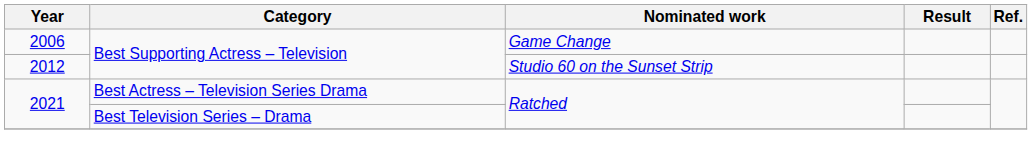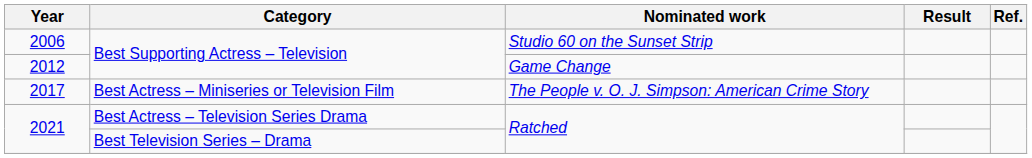(560, 41) Game Change -> (611, 41) Studio 60 on the Sunset Strip
(611, 66) Studio 60 on the Sunset Strip -> (560, 66) Game Change
+ row: (47, 91)
